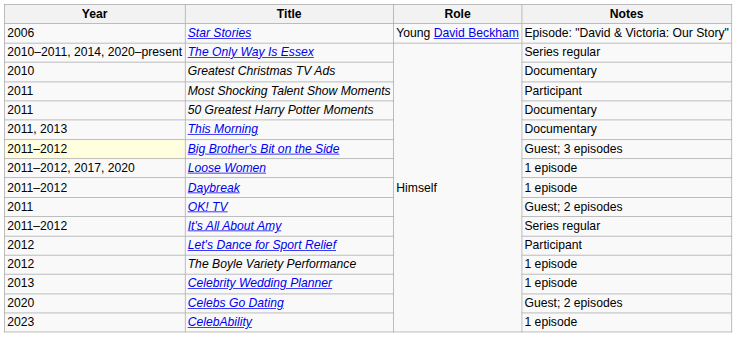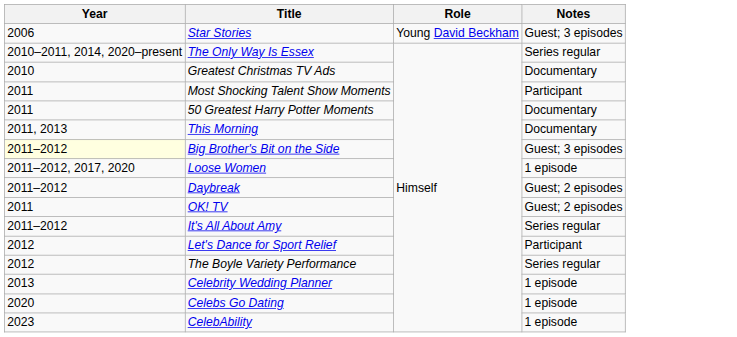(627, 33) Episode: "David & Victoria: Our Story" -> (573, 33) Guest; 3 episodes
(551, 187) 1 episode -> (573, 187) Guest; 2 episodes
(551, 264) 1 episode -> (562, 264) Series regular
(573, 303) Guest; 2 episodes -> (551, 303) 1 episode
